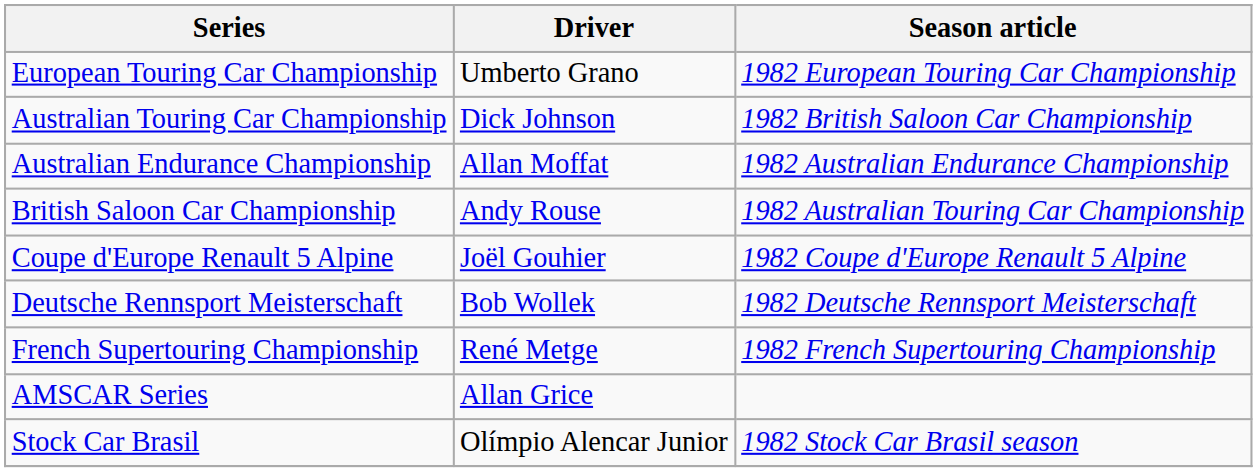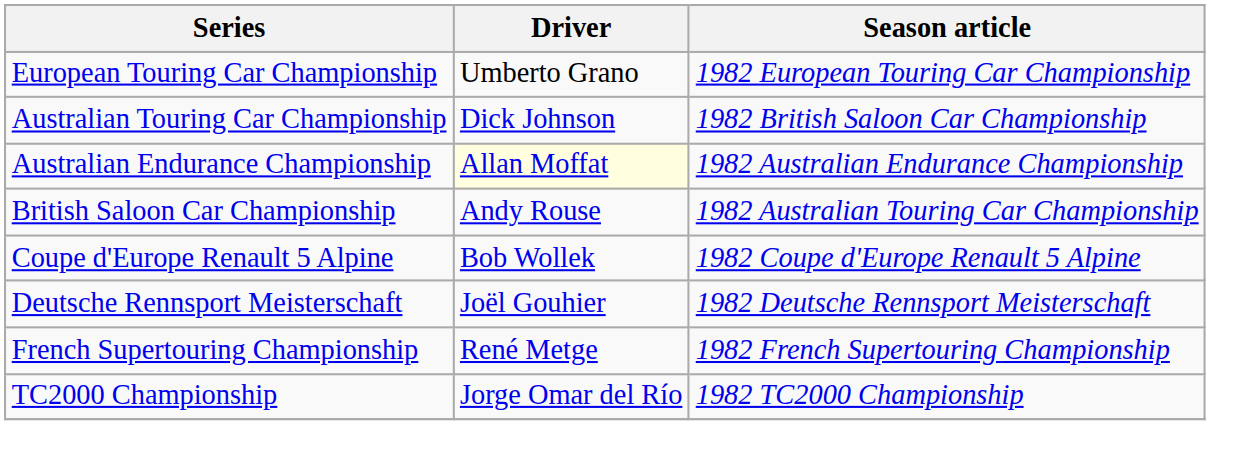(534, 165) no background -> (534, 165) lightyellow background
(533, 257) Joël Gouhier -> (527, 257) Bob Wollek
(527, 303) Bob Wollek -> (533, 303) Joël Gouhier
- row: (110, 395)
- row: (105, 441)
+ row: (145, 395)
